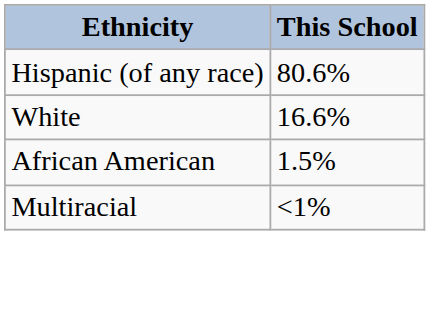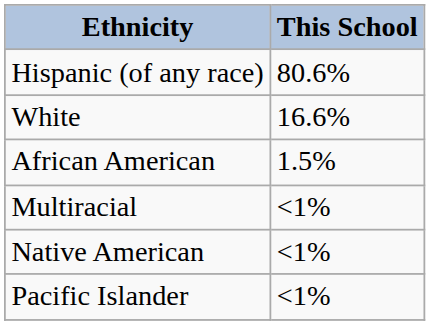+ row: (108, 251)
+ row: (100, 296)
